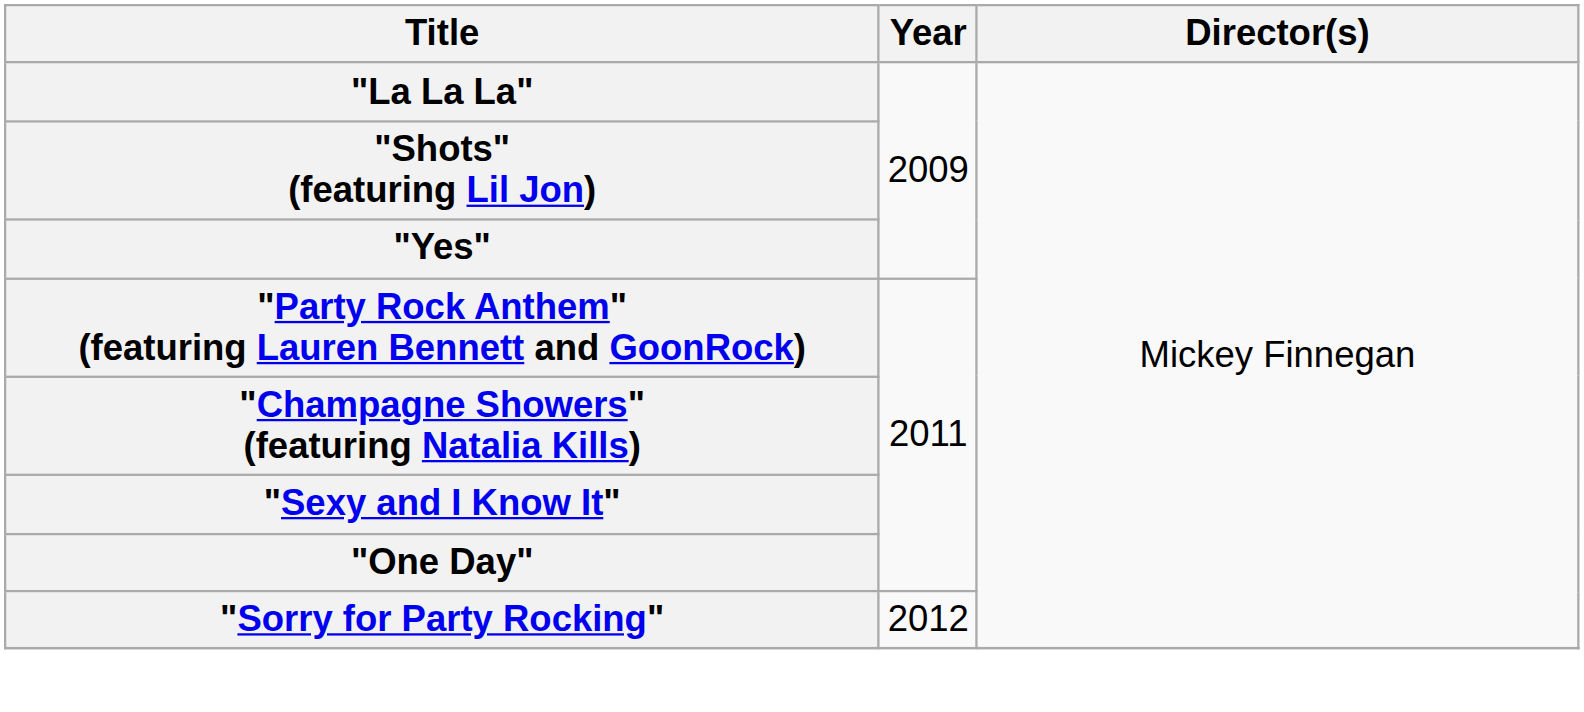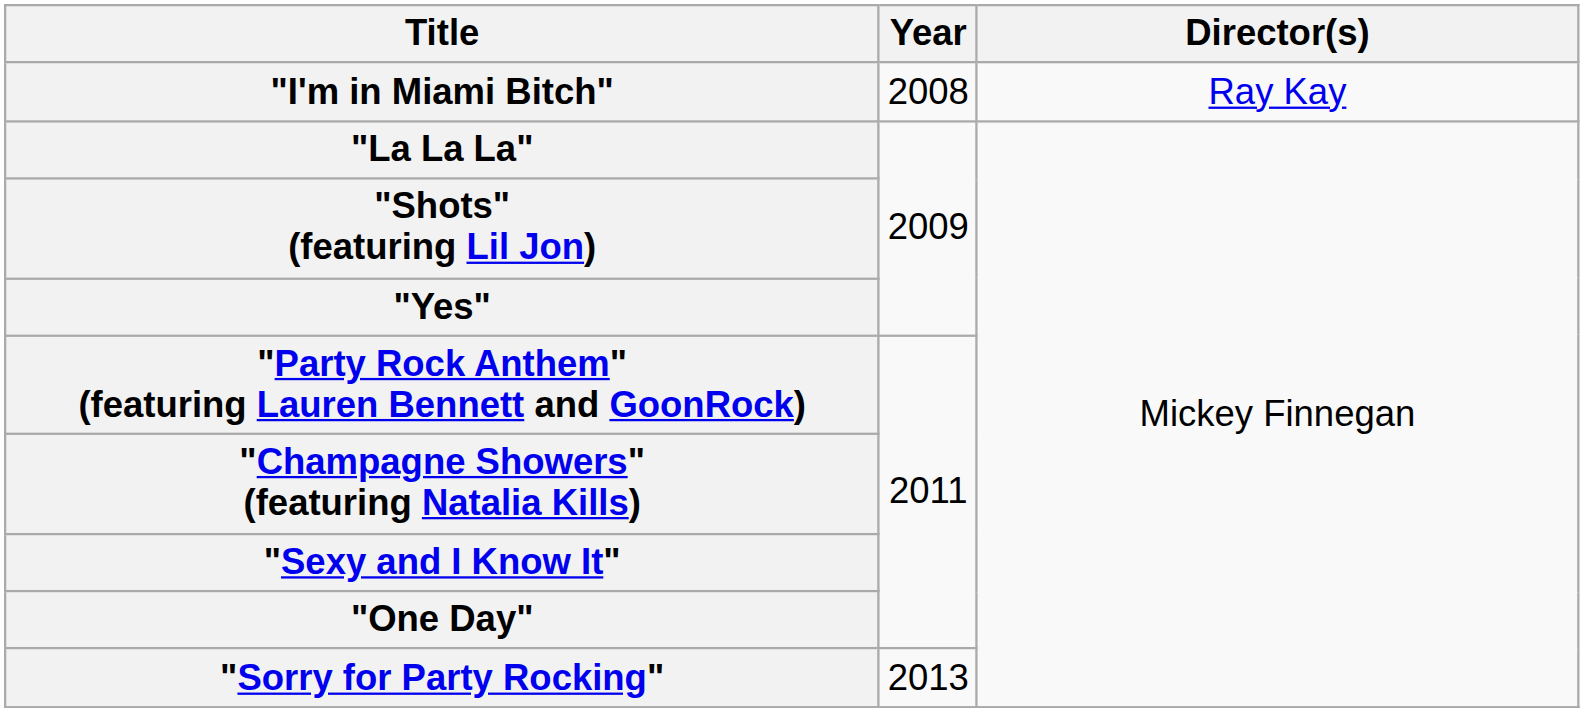+ row: (442, 91)
(928, 619) 2012 -> (928, 677) 2013
